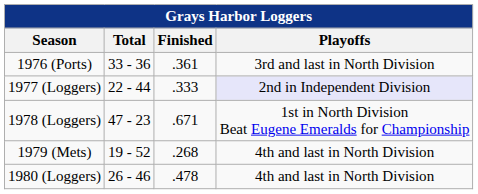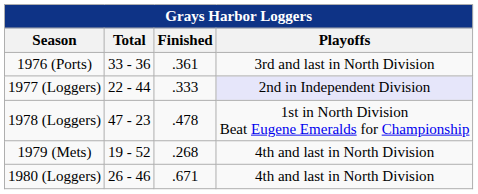(185, 120) .671 -> (185, 120) .478
(185, 176) .478 -> (185, 176) .671
